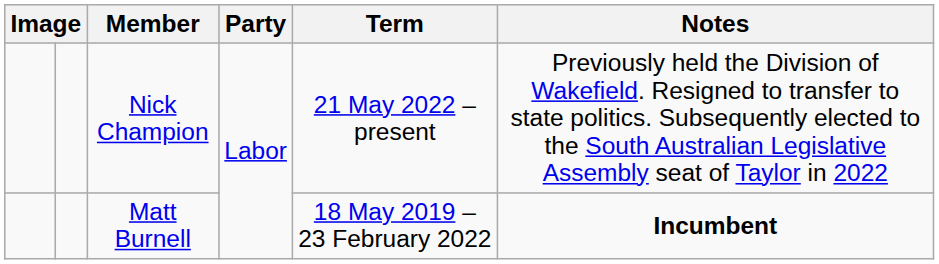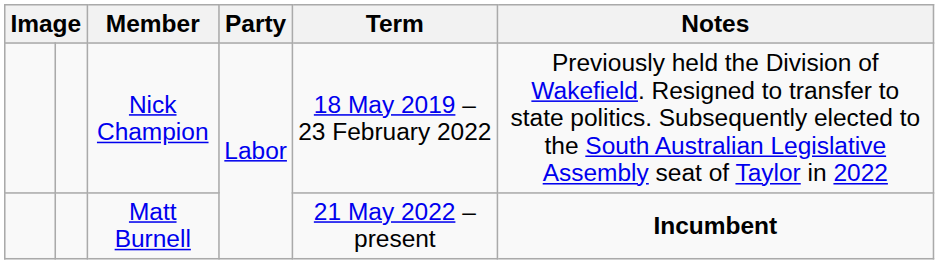(395, 117) 21 May 2022 – present -> (395, 117) 18 May 2019 – 23 February 2022
(395, 225) 18 May 2019 – 23 February 2022 -> (395, 225) 21 May 2022 – present
